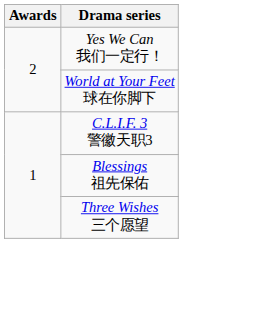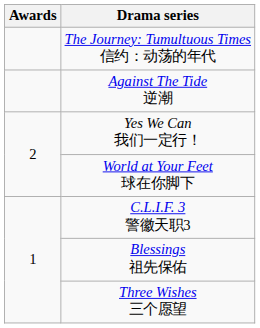+ row: (158, 47)
+ row: (158, 89)
